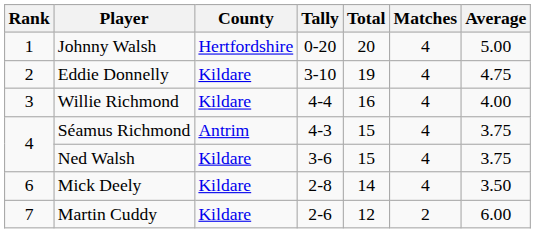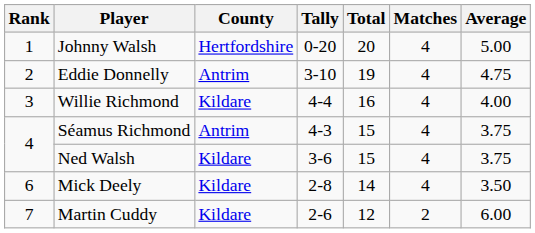(225, 74) Kildare -> (224, 74) Antrim
